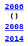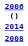rows swapped: (14, 27) <-> (14, 38)
